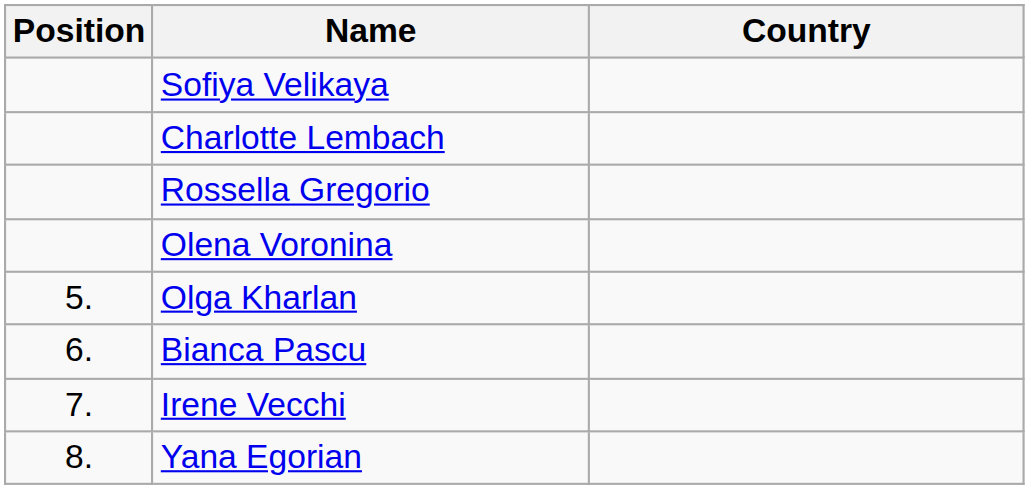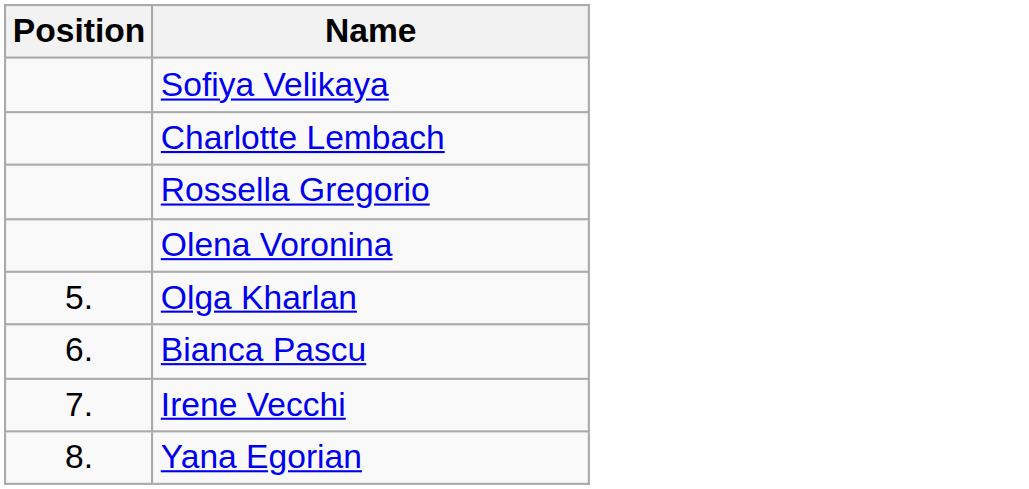- column: (806, 31)
